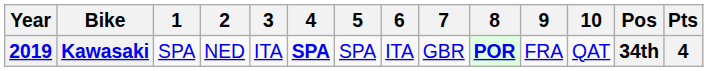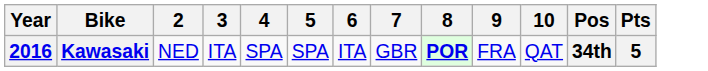- column: (177, 20)
(31, 51) 2019 -> (31, 51) 2016
(311, 51) bold -> (264, 51) normal
(683, 51) 4 -> (636, 51) 5
